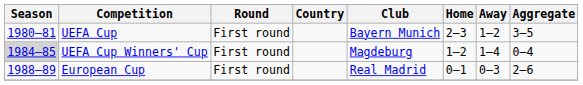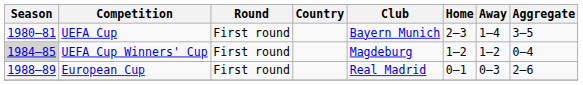(490, 33) 1–2 -> (490, 33) 1–4
(490, 52) 1–4 -> (490, 52) 1–2
